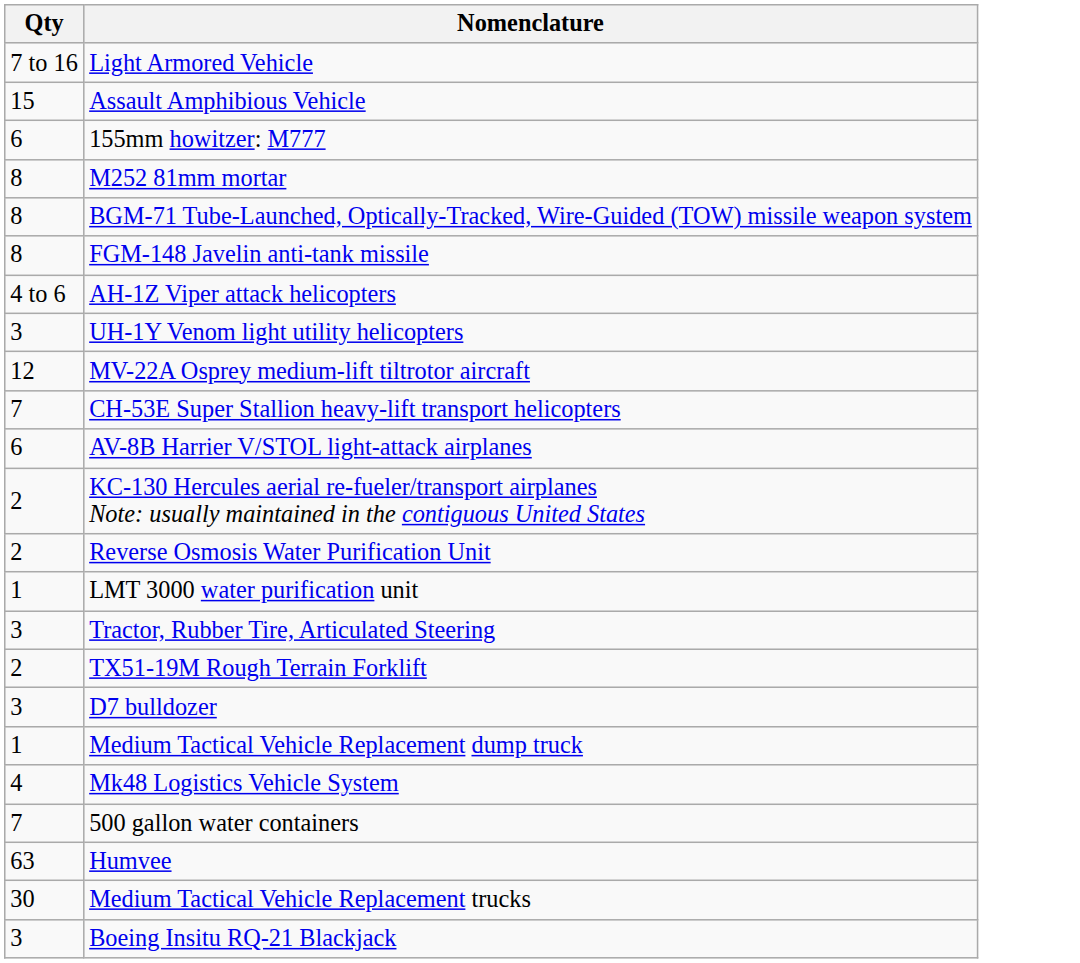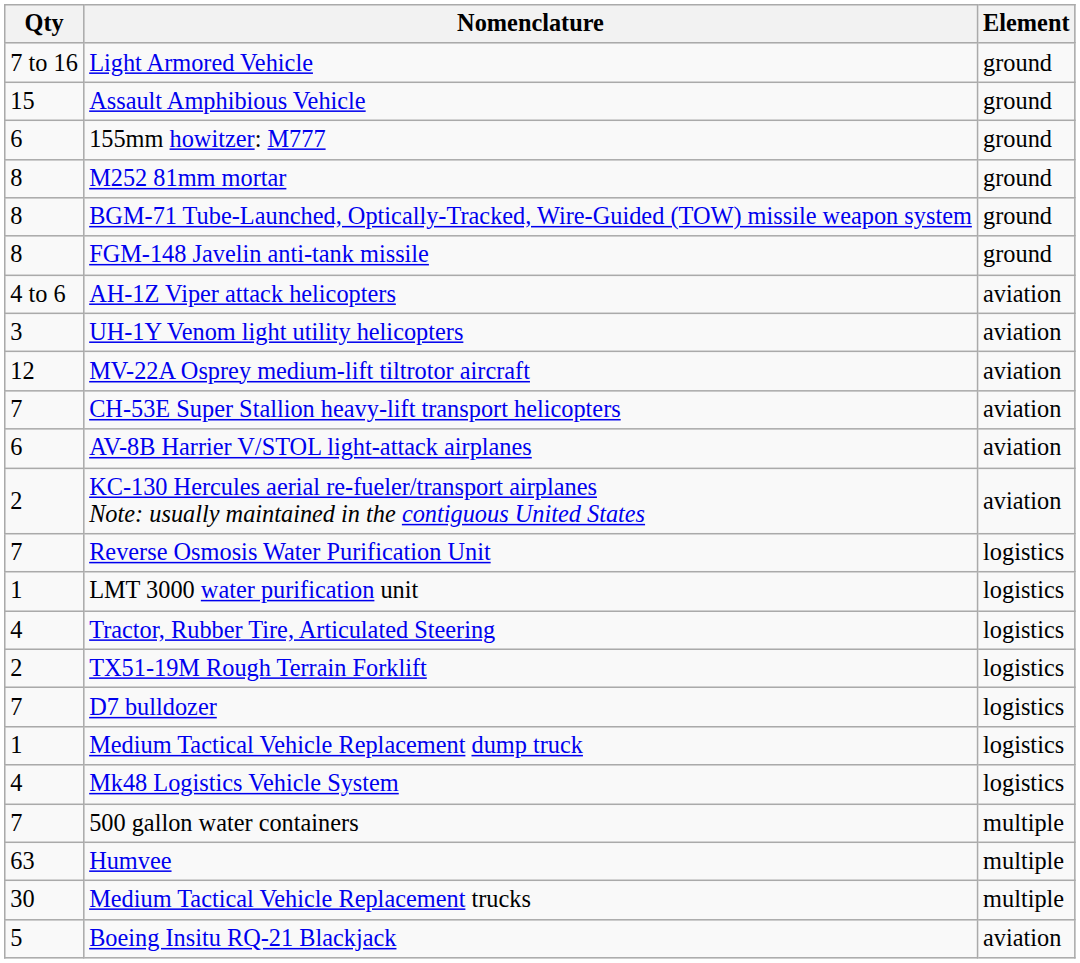+ column: (1026, 23)
(16, 552) 2 -> (16, 552) 7
(16, 629) 3 -> (16, 629) 4
(16, 706) 3 -> (16, 706) 7
(16, 938) 3 -> (16, 938) 5
